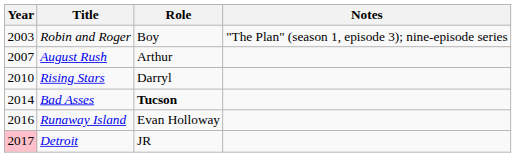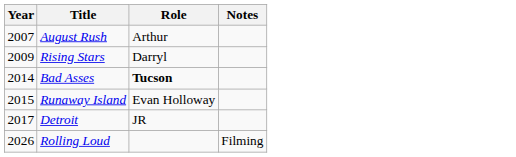- row: (86, 36)
(21, 78) 2010 -> (21, 57) 2009
(21, 120) 2016 -> (21, 99) 2015
(21, 141) pink background -> (21, 120) no background
+ row: (75, 141)
